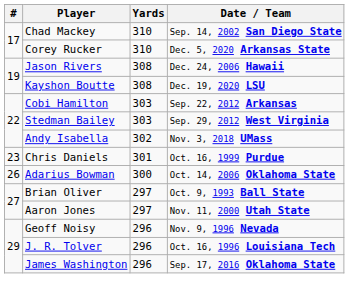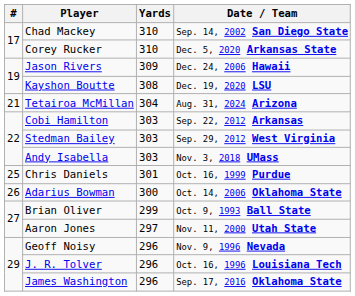(142, 67) 308 -> (149, 67) 309
+ row: (79, 103)
(142, 138) 302 -> (149, 156) 303
(13, 156) 23 -> (13, 174) 25
(142, 192) 297 -> (149, 210) 299
